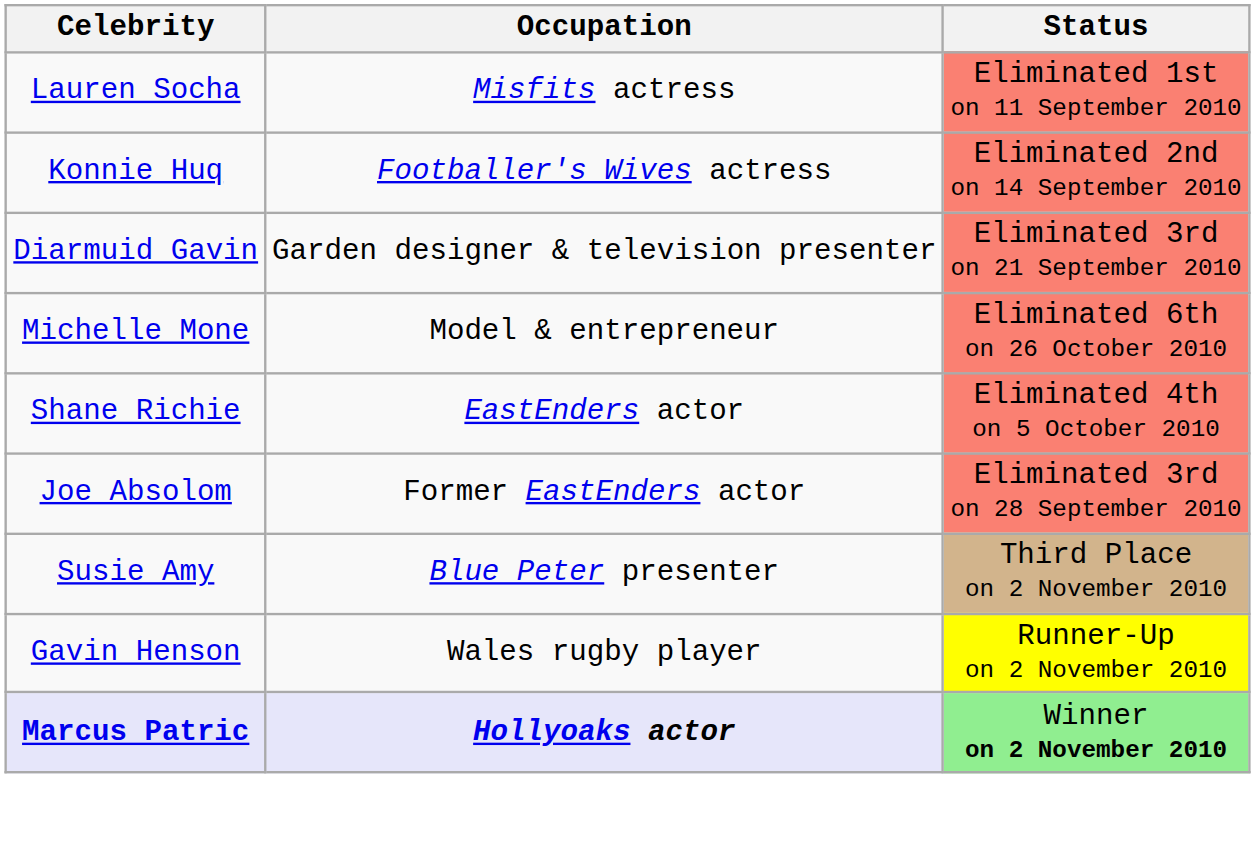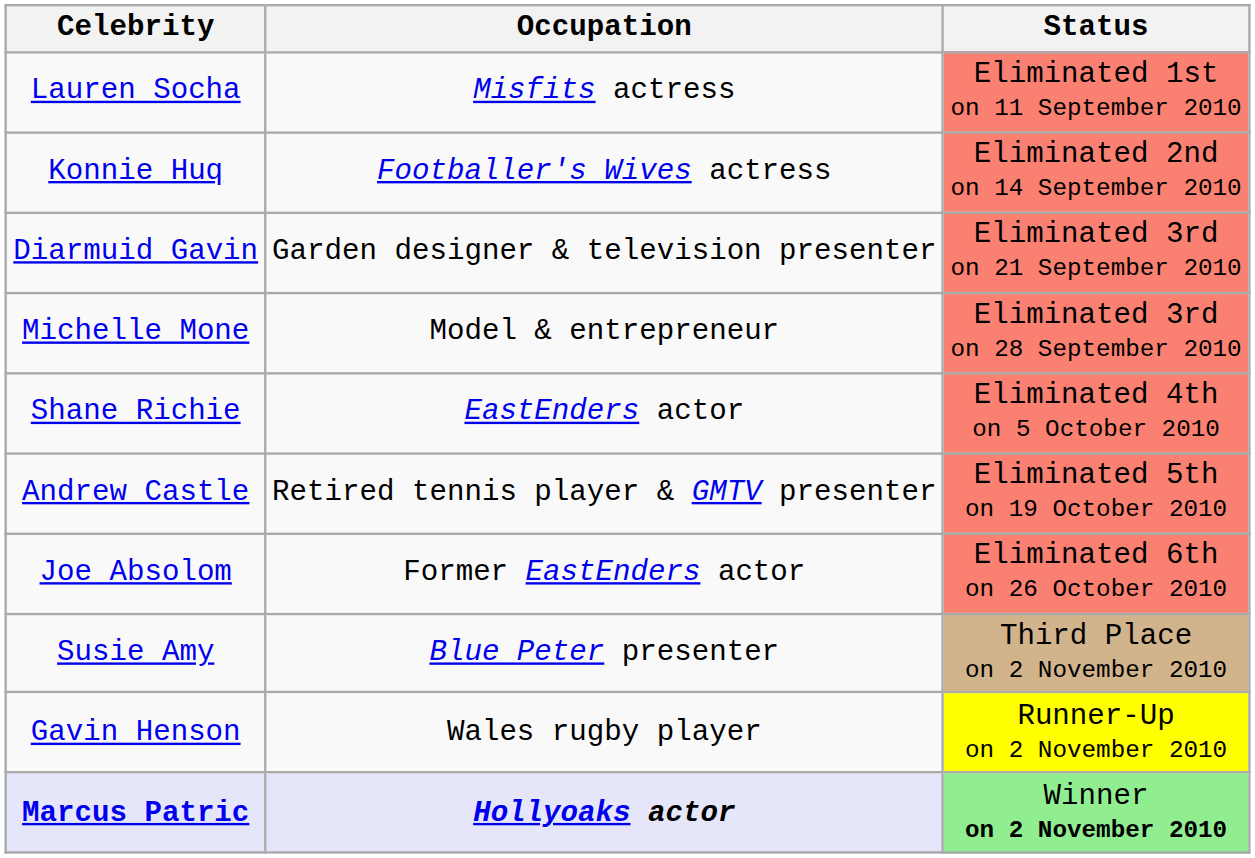(1096, 331) Eliminated 6th on 26 October 2010 -> (1096, 331) Eliminated 3rd on 28 September 2010
+ row: (136, 493)
(1096, 492) Eliminated 3rd on 28 September 2010 -> (1096, 572) Eliminated 6th on 26 October 2010
